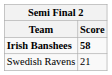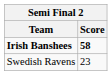(85, 62) 21 -> (85, 62) 23
